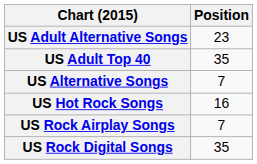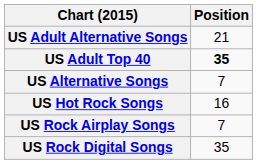(221, 37) 23 -> (221, 37) 21
(221, 59) normal -> (221, 59) bold
